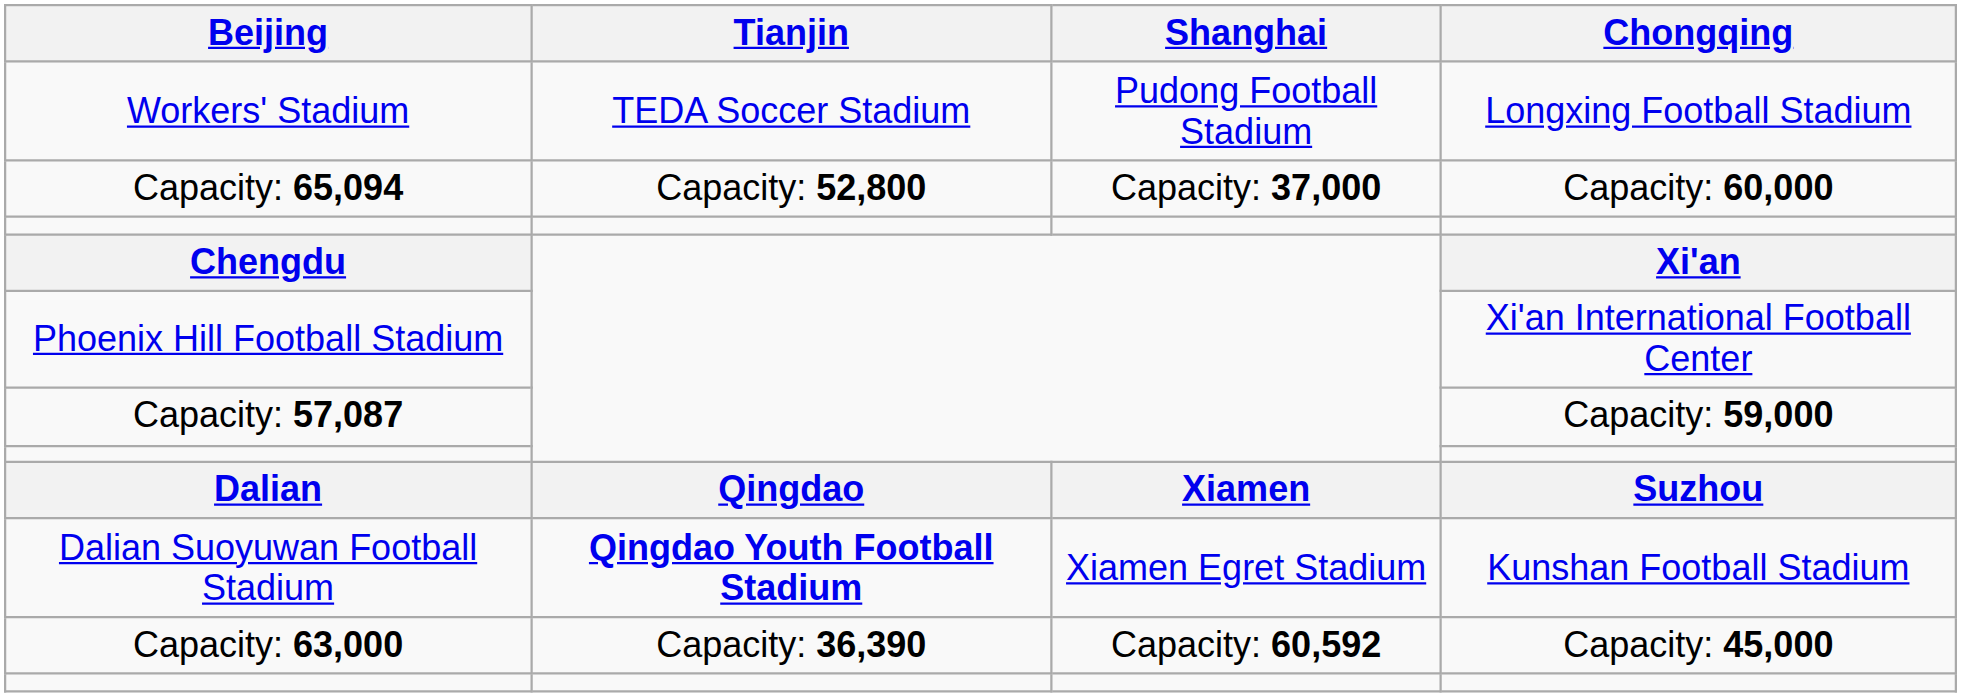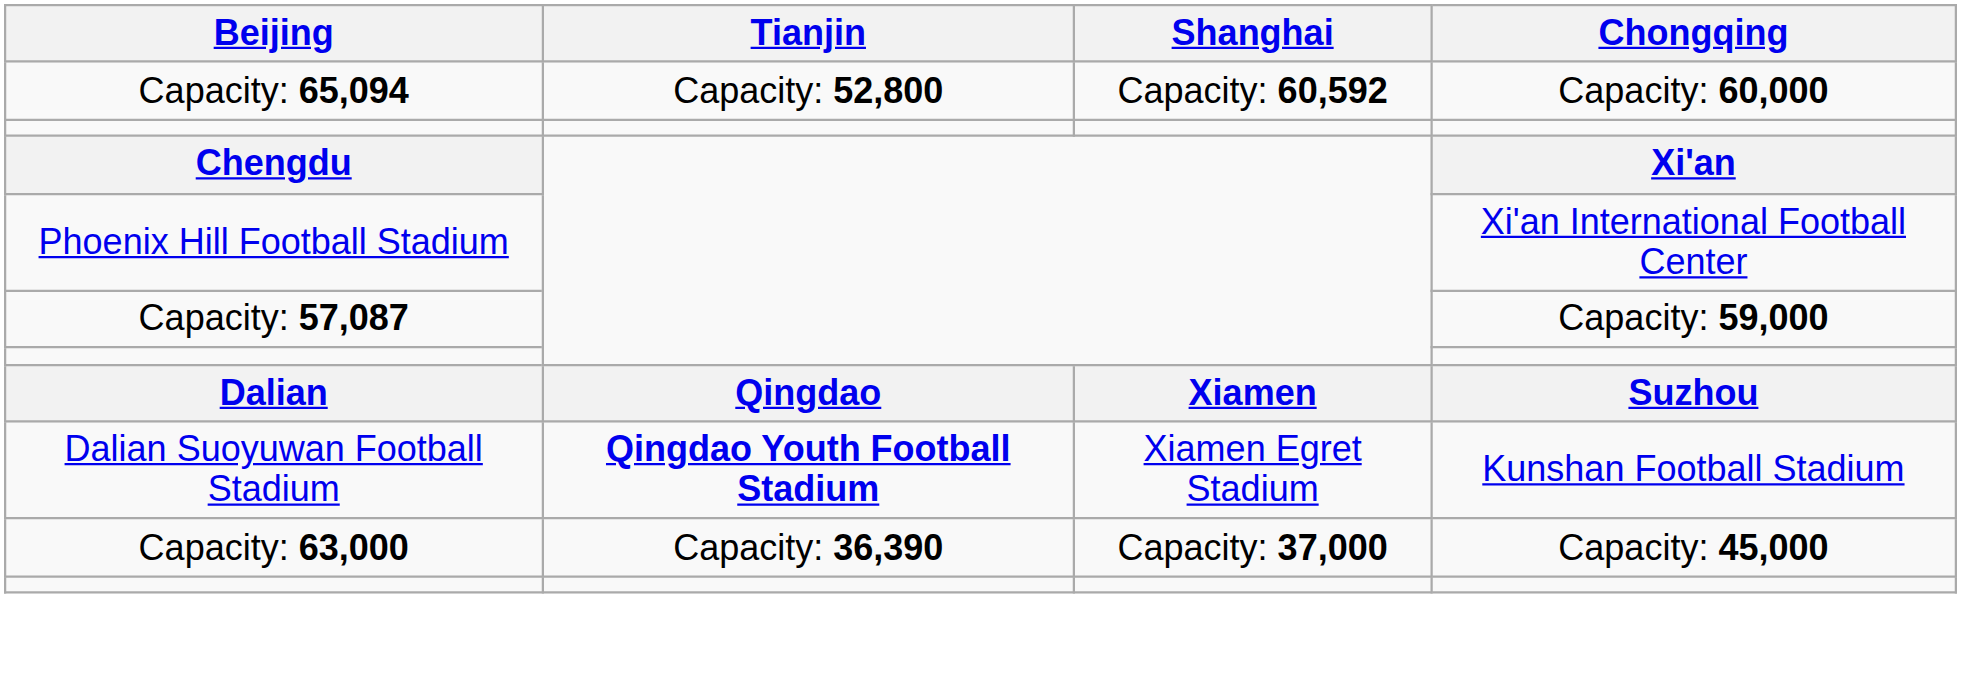- row: (268, 110)
(1246, 187) Capacity: 37,000 -> (1253, 90) Capacity: 60,592
(1246, 644) Capacity: 60,592 -> (1253, 546) Capacity: 37,000
